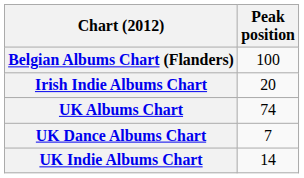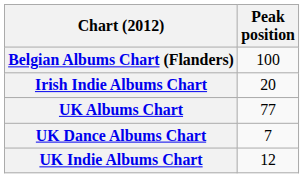(268, 110) 74 -> (268, 110) 77
(268, 160) 14 -> (268, 160) 12
